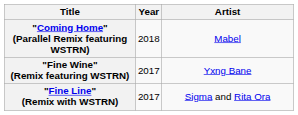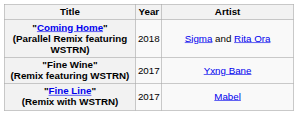(228, 38) Mabel -> (228, 38) Sigma and Rita Ora
(228, 97) Sigma and Rita Ora -> (228, 97) Mabel
